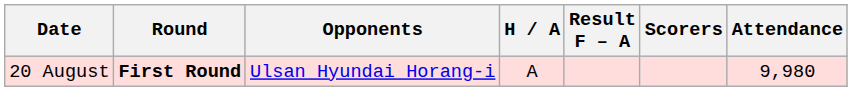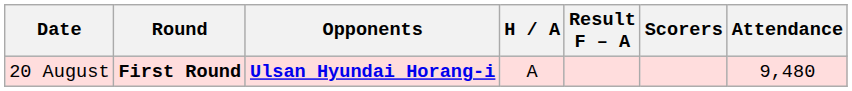(373, 72) normal -> (373, 72) bold
(787, 72) 9,980 -> (787, 72) 9,480
